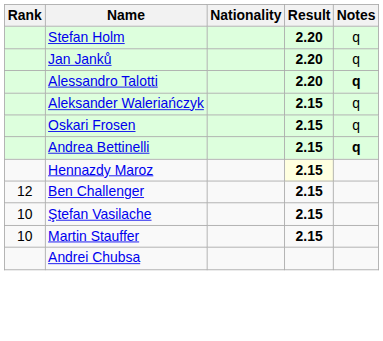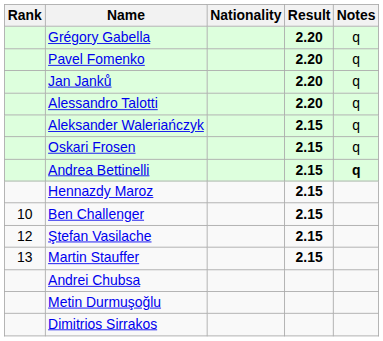+ row: (99, 37)
- row: (86, 37)
+ row: (96, 59)
(356, 81) bold -> (356, 103) normal
(309, 170) lightyellow background -> (309, 192) no background
(25, 192) 12 -> (25, 214) 10
(25, 214) 10 -> (25, 236) 12
(25, 236) 10 -> (25, 258) 13
+ row: (105, 302)
+ row: (103, 324)
